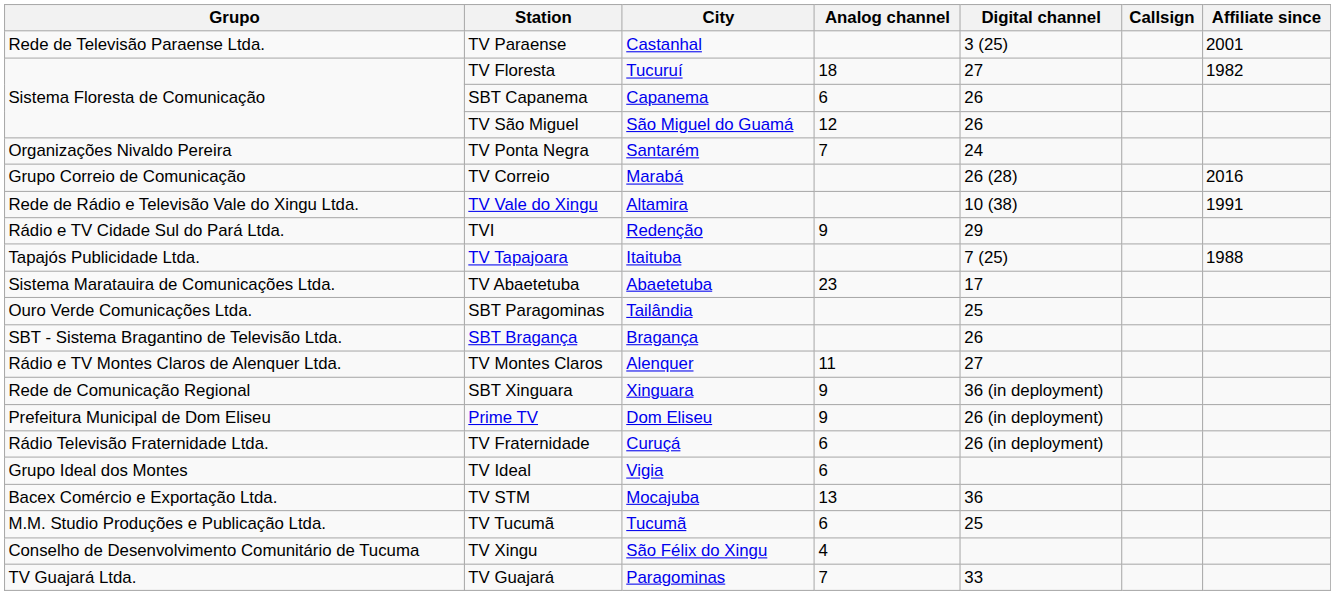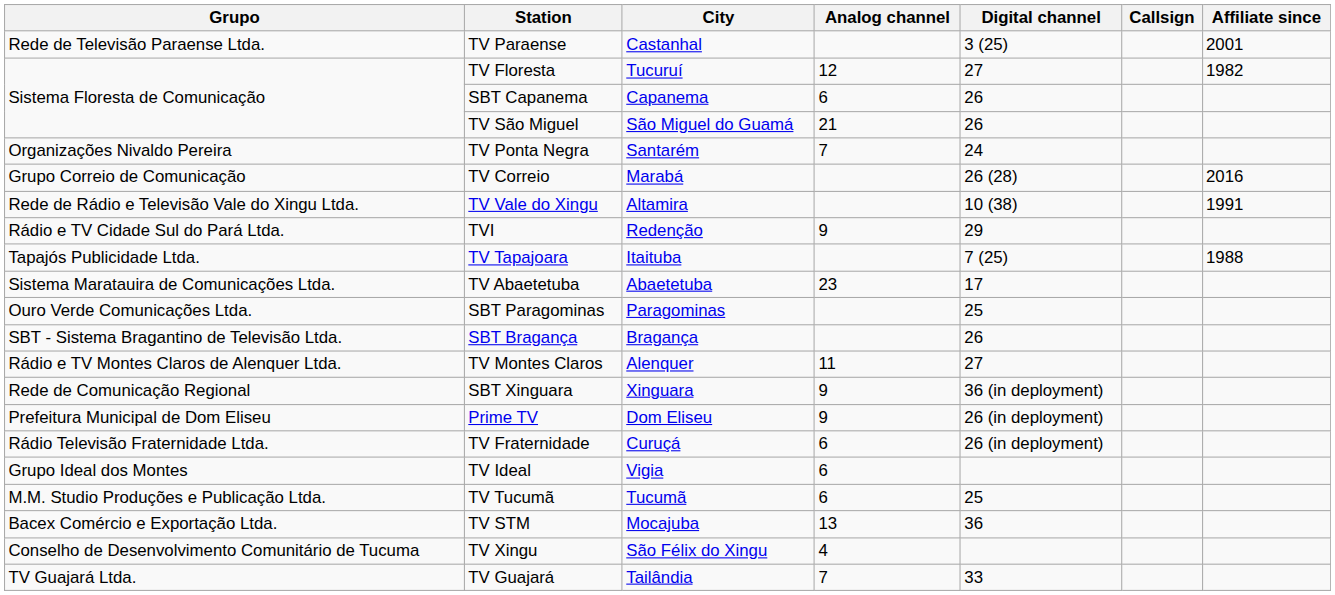(828, 71) 18 -> (828, 71) 12
(828, 124) 12 -> (828, 124) 21
(659, 310) Tailândia -> (676, 310) Paragominas
rows swapped: (499, 497) <-> (511, 524)
(676, 577) Paragominas -> (659, 577) Tailândia
